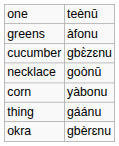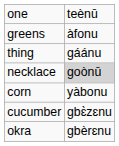rows swapped: (21, 111) <-> (34, 53)
(84, 72) no background -> (84, 72) lightgrey background
